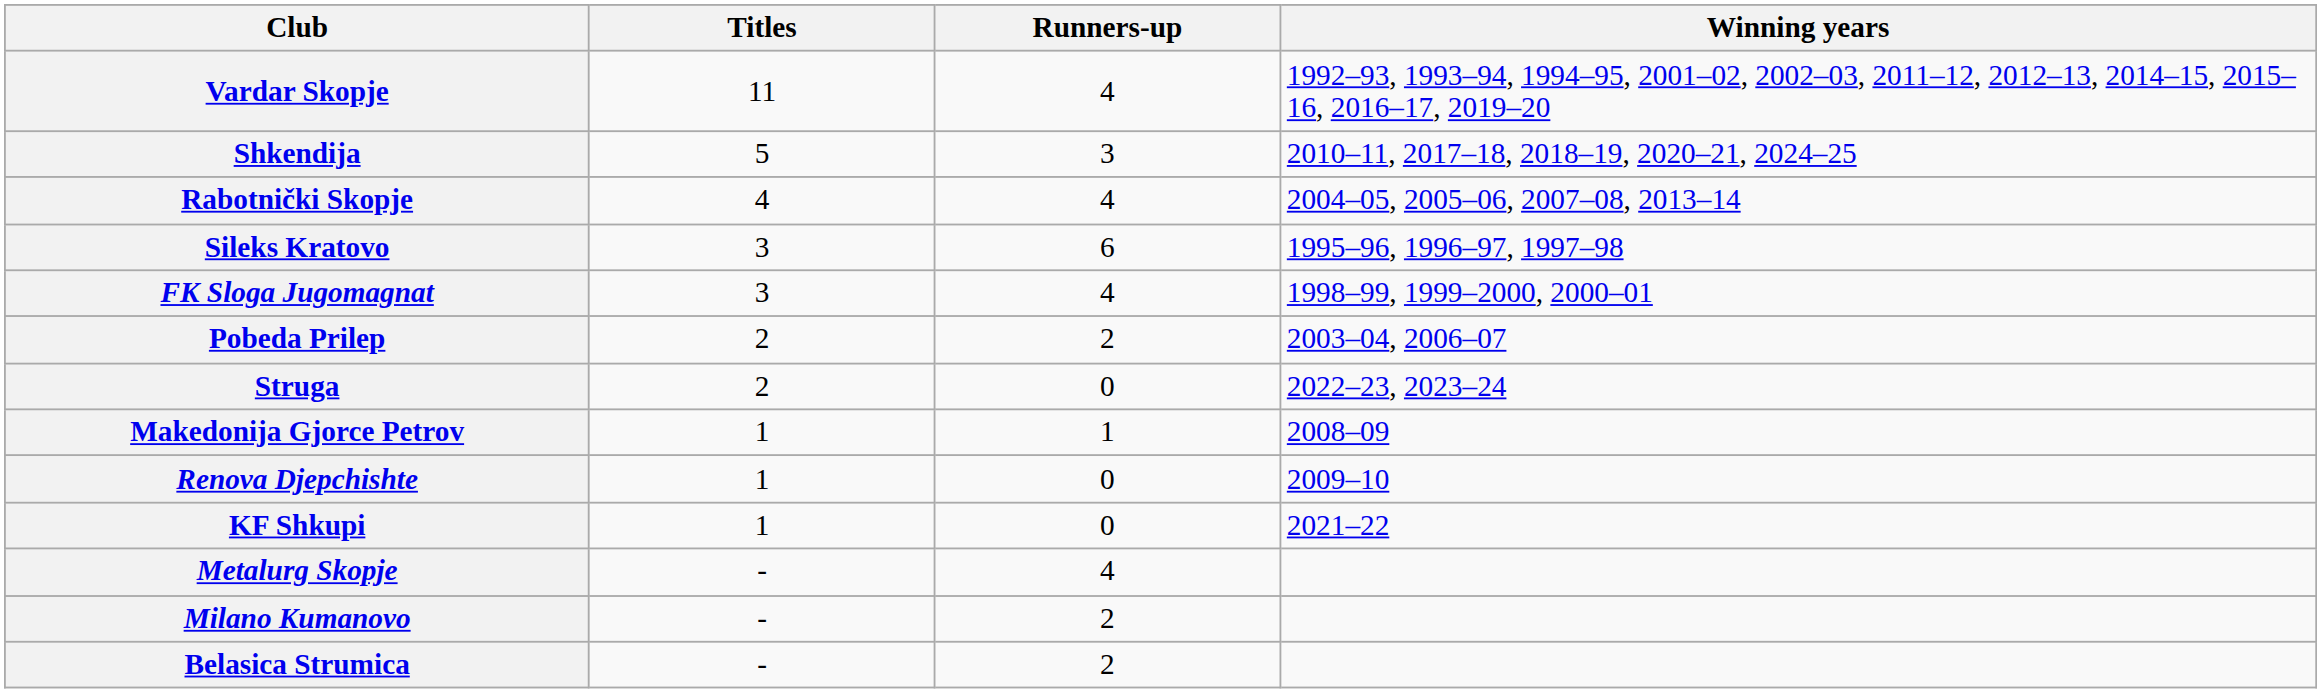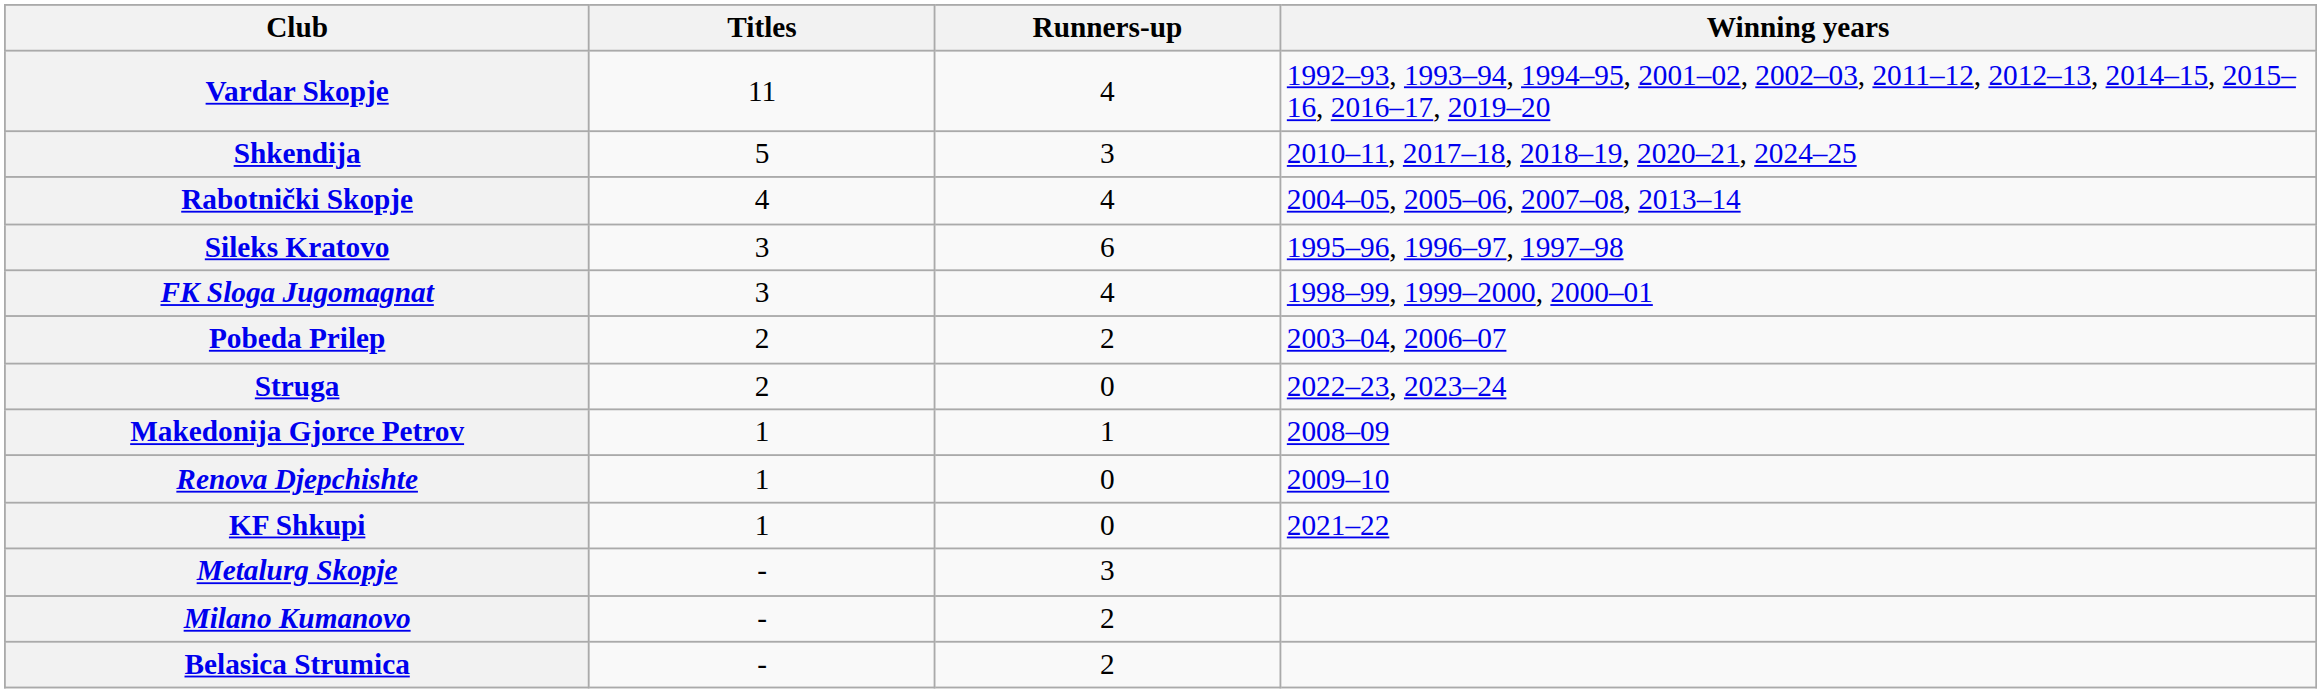(1107, 571) 4 -> (1107, 571) 3
